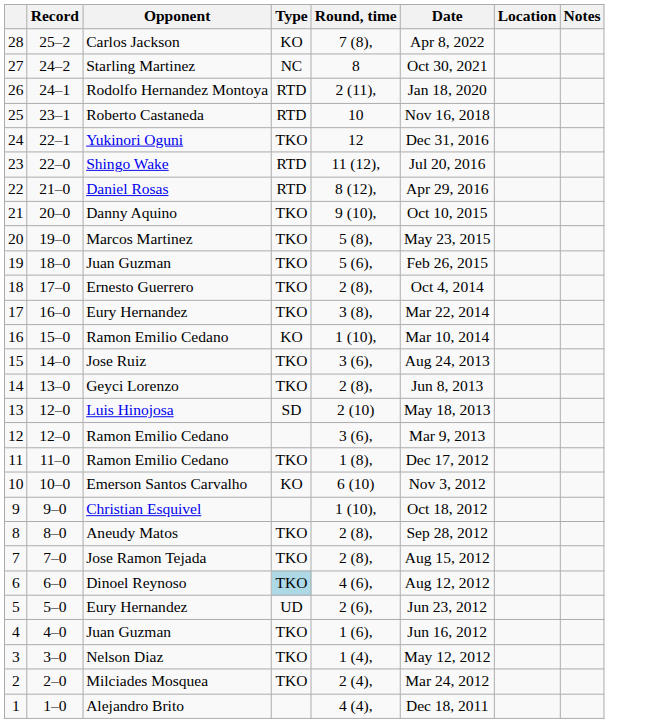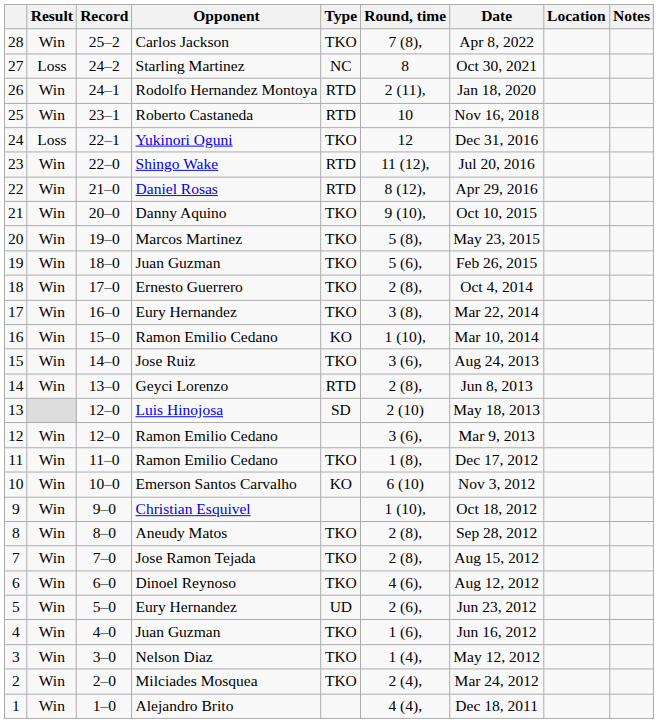+ column: (52, 16)
(291, 41) KO -> (341, 41) TKO
(291, 386) TKO -> (341, 386) RTD
(291, 582) lightblue background -> (341, 582) no background
